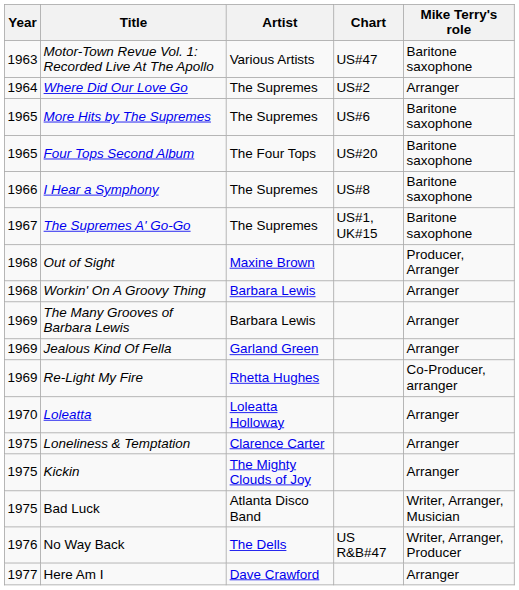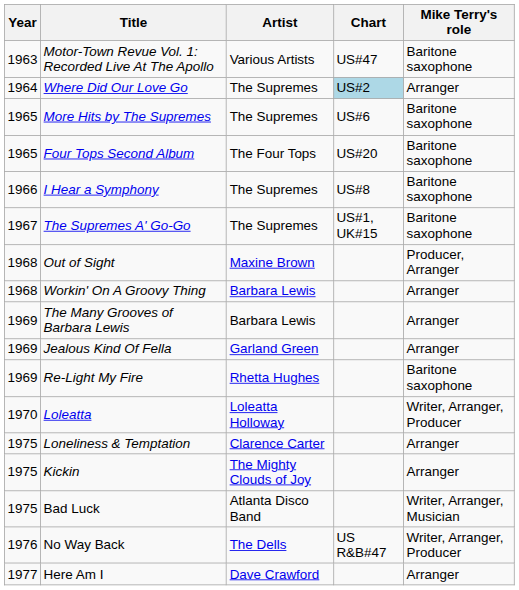(353, 88) no background -> (353, 88) lightblue background
(446, 378) Co-Producer, arranger -> (439, 378) Baritone saxophone
(433, 414) Arranger -> (455, 414) Writer, Arranger, Producer
